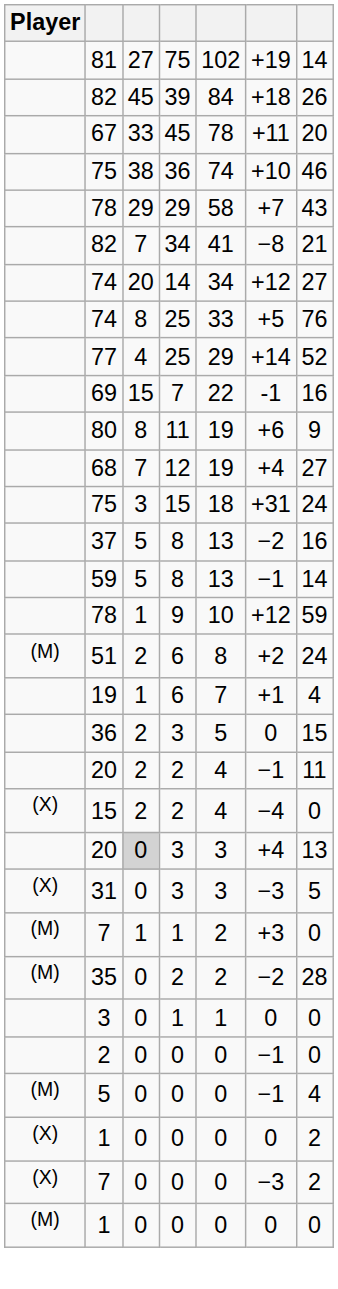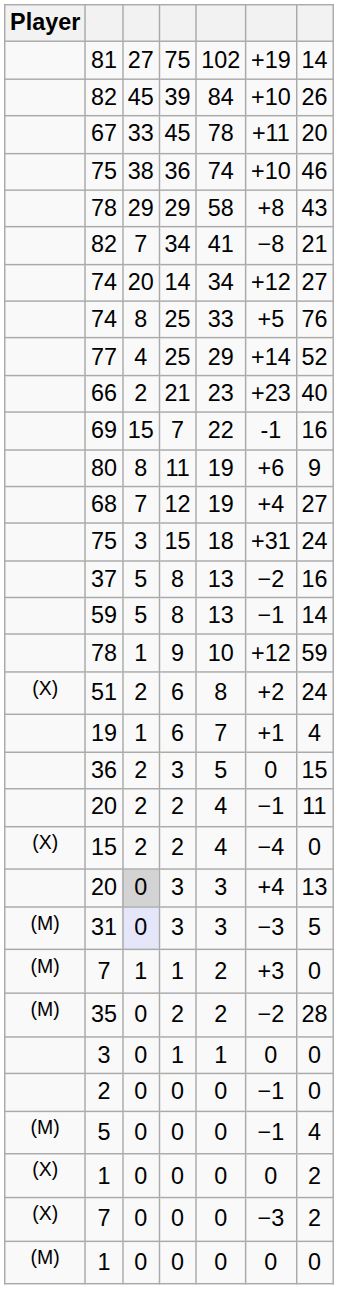(271, 97) +18 -> (271, 97) +10
(271, 208) +7 -> (271, 208) +8
+ row: (104, 393)
(45, 651) (M) -> (45, 688) (X)
(45, 886) (X) -> (45, 923) (M)
(141, 890) no background -> (141, 927) lavender background
